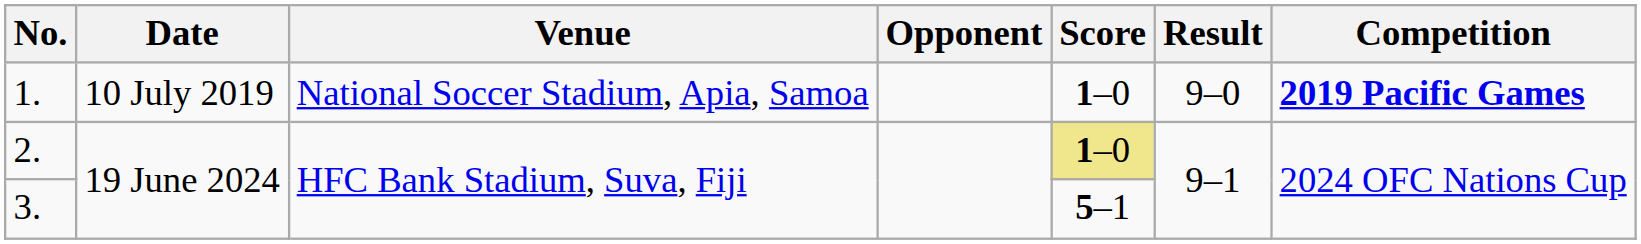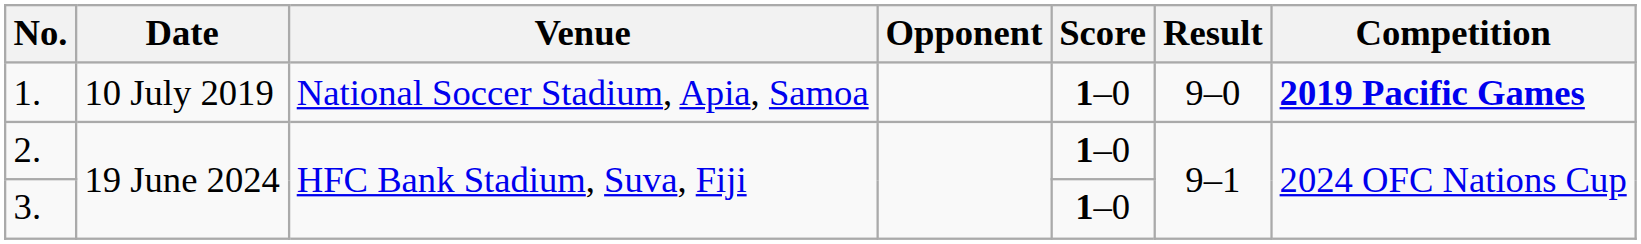(1103, 149) khaki background -> (1103, 149) no background
(1103, 207) 5–1 -> (1103, 207) 1–0
